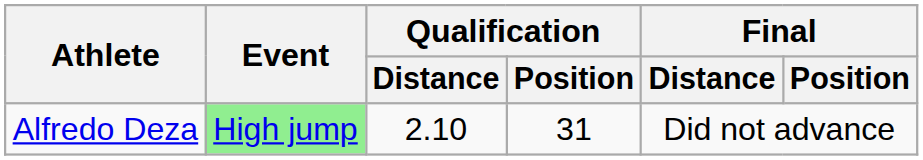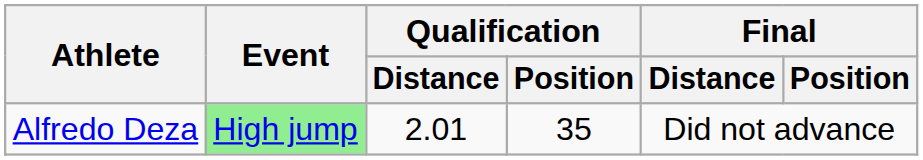(436, 129) 2.10 -> (436, 129) 2.01
(574, 129) 31 -> (574, 129) 35
